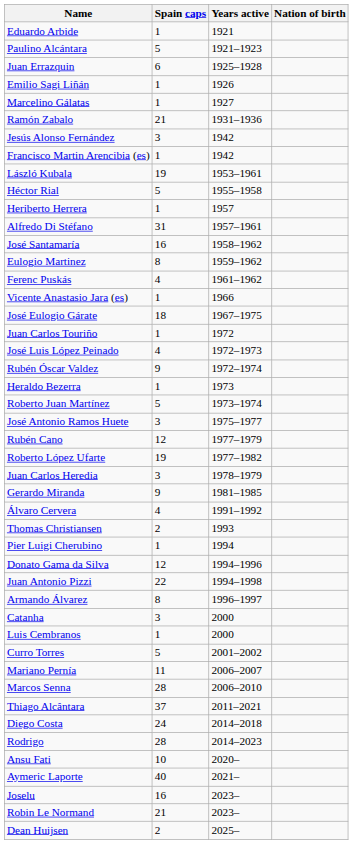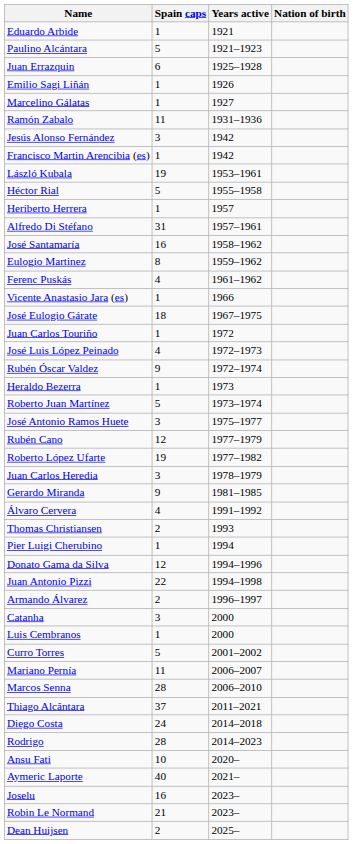(160, 119) 21 -> (160, 119) 11
(158, 599) 8 -> (158, 599) 2
